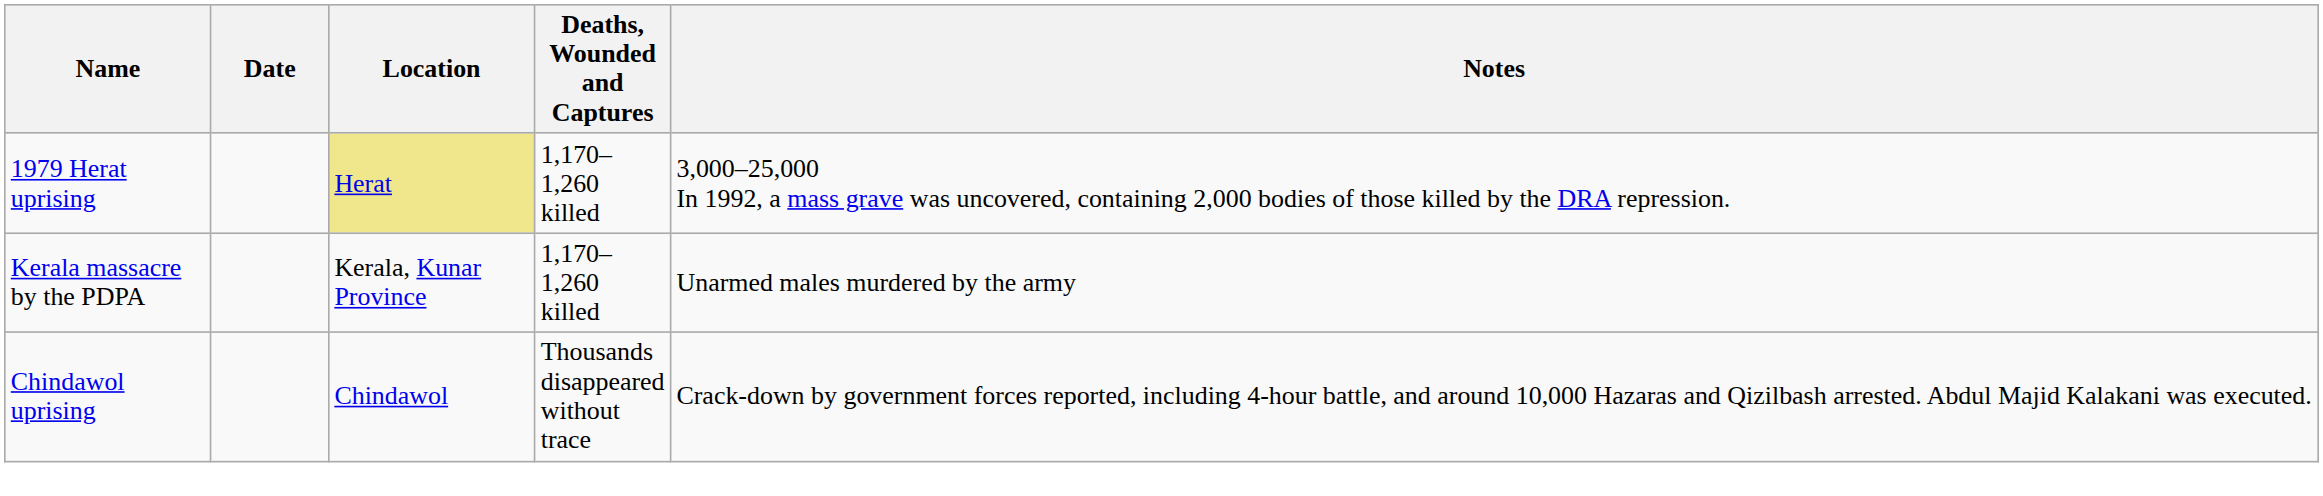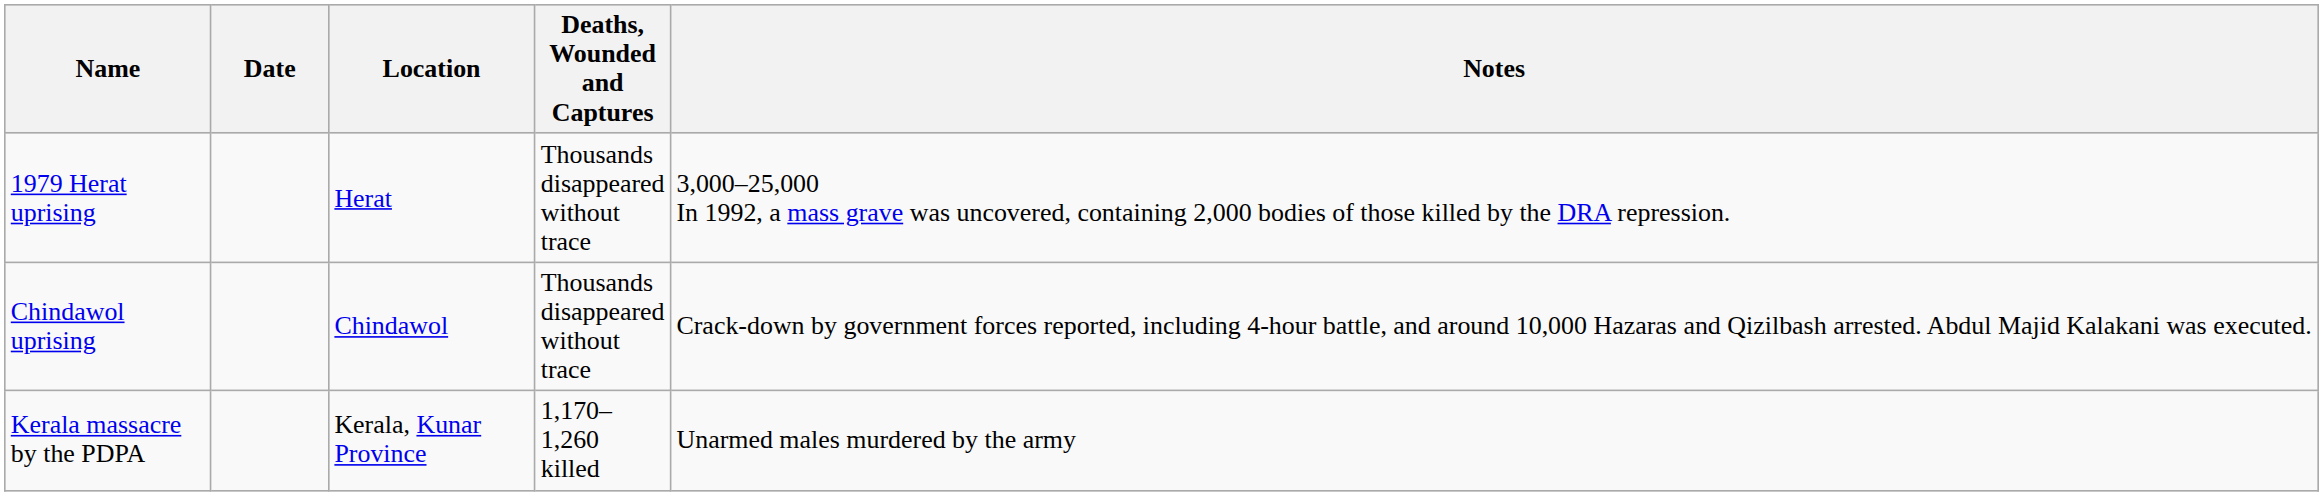(363, 182) khaki background -> (363, 197) no background
(576, 182) 1,170–1,260 killed -> (603, 197) Thousands disappeared without trace
rows swapped: (96, 282) <-> (68, 396)
